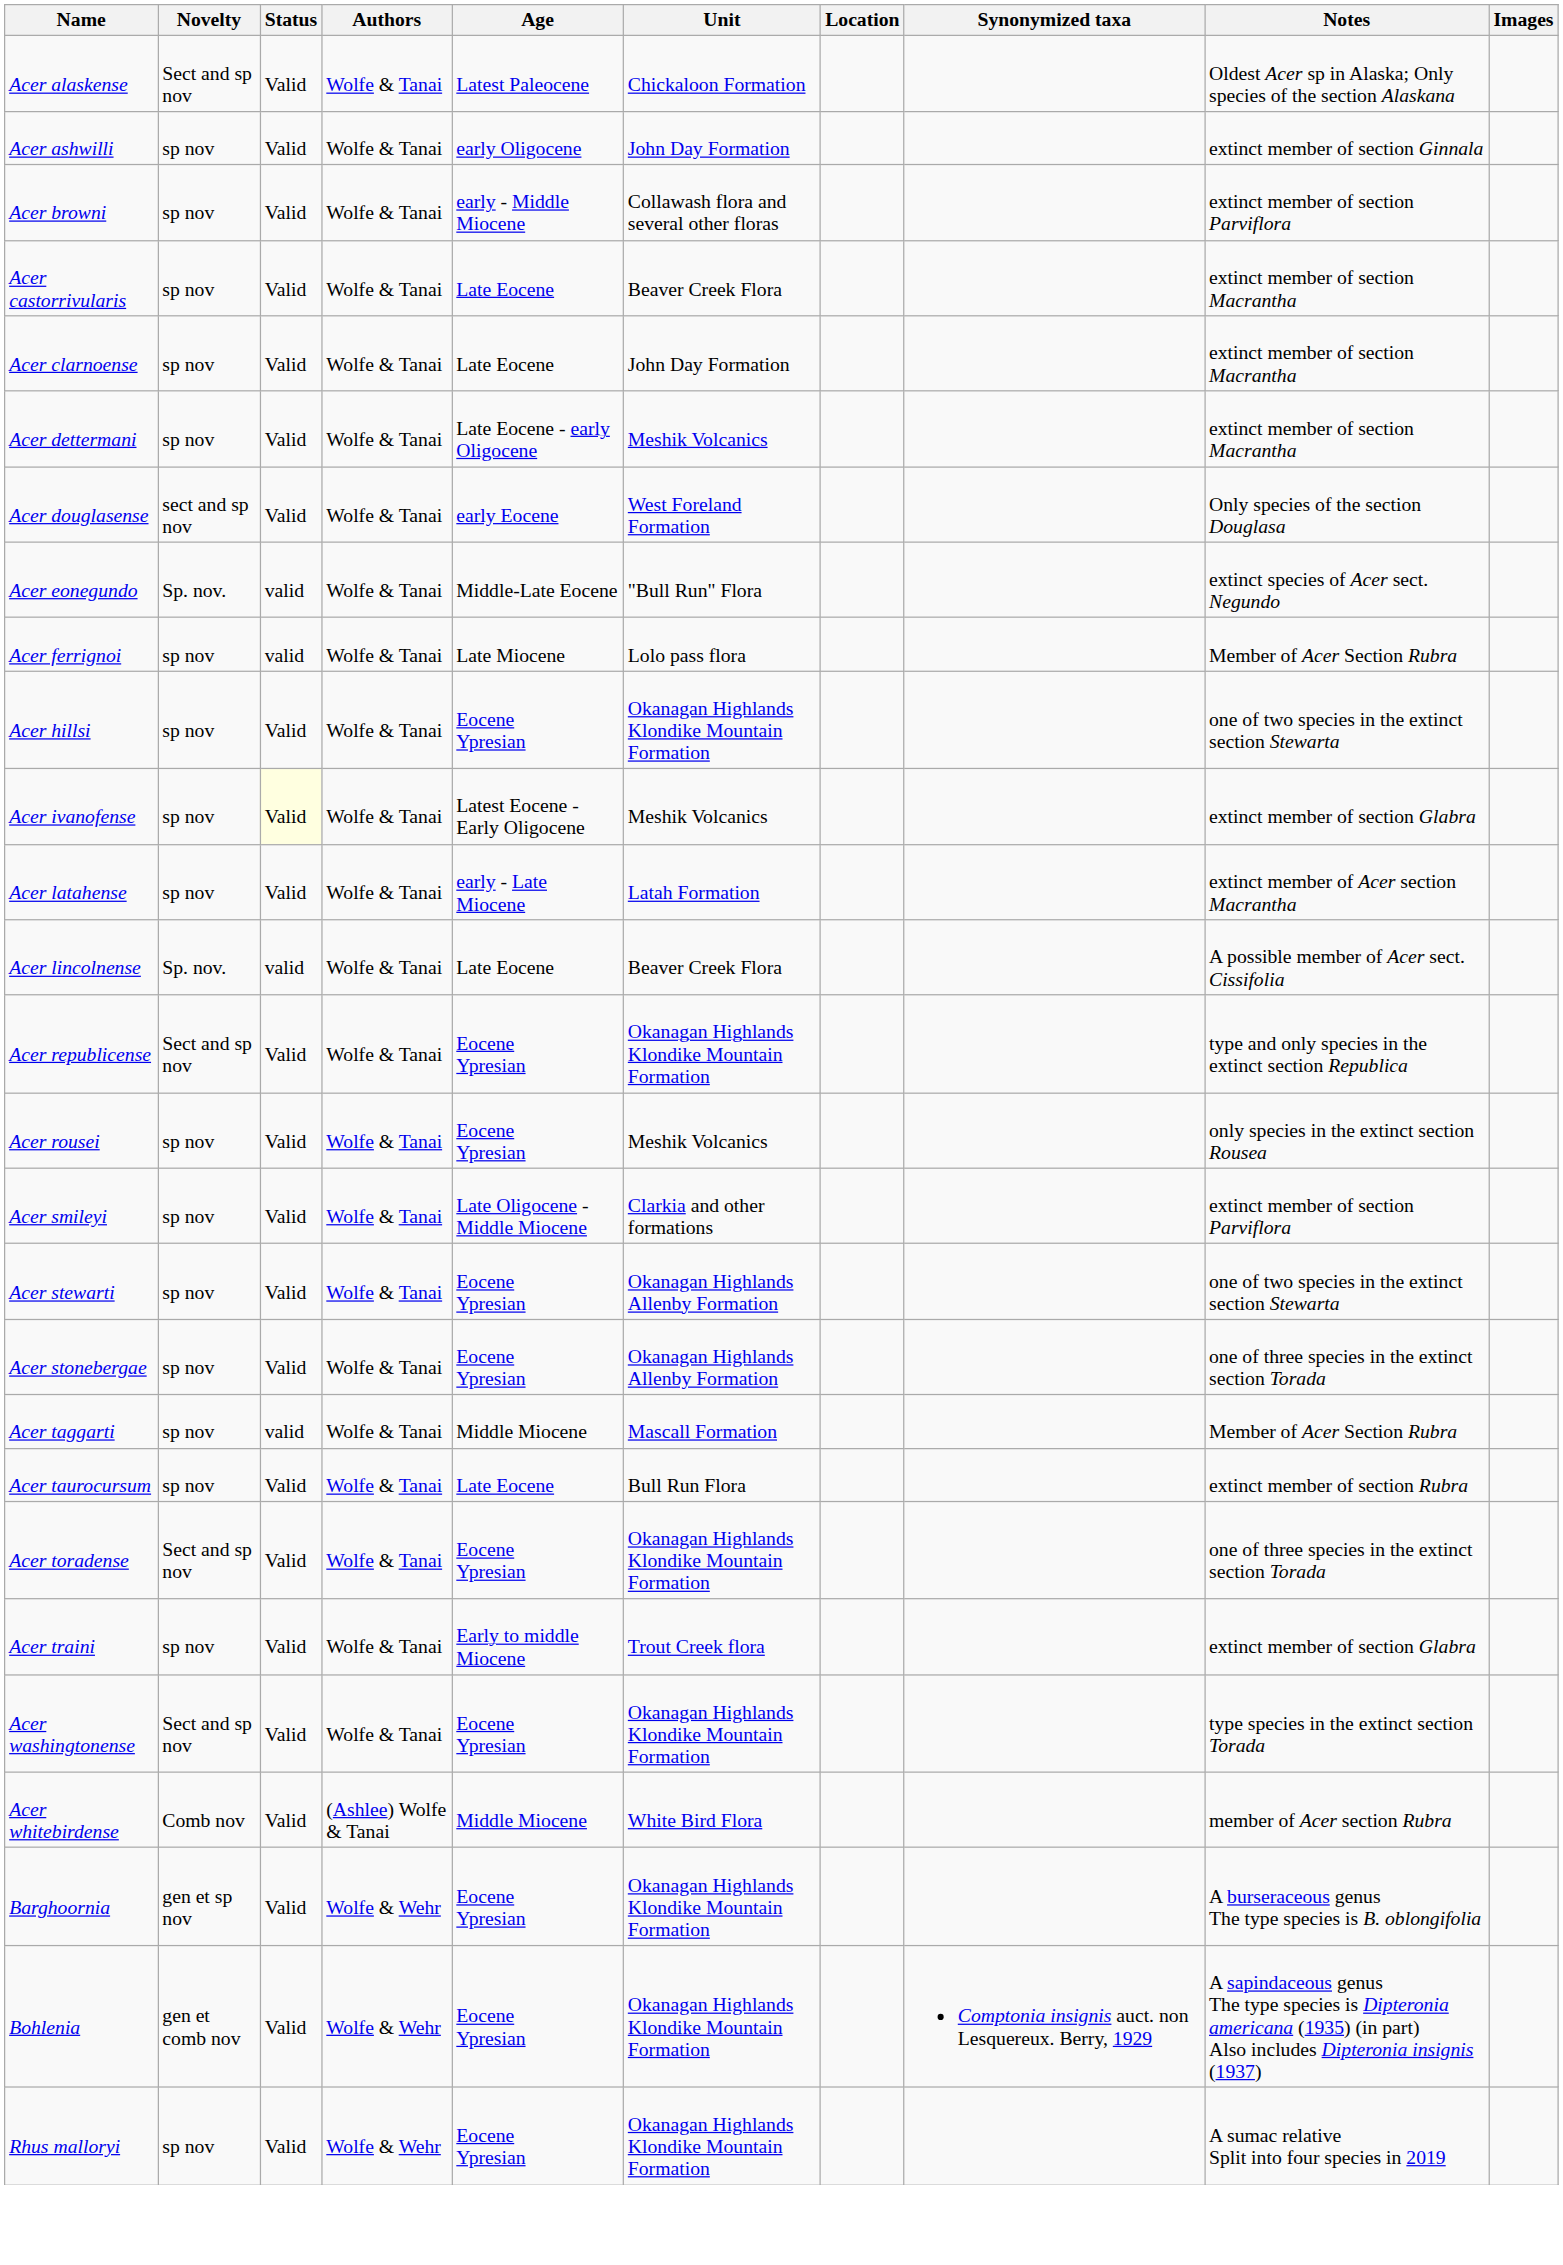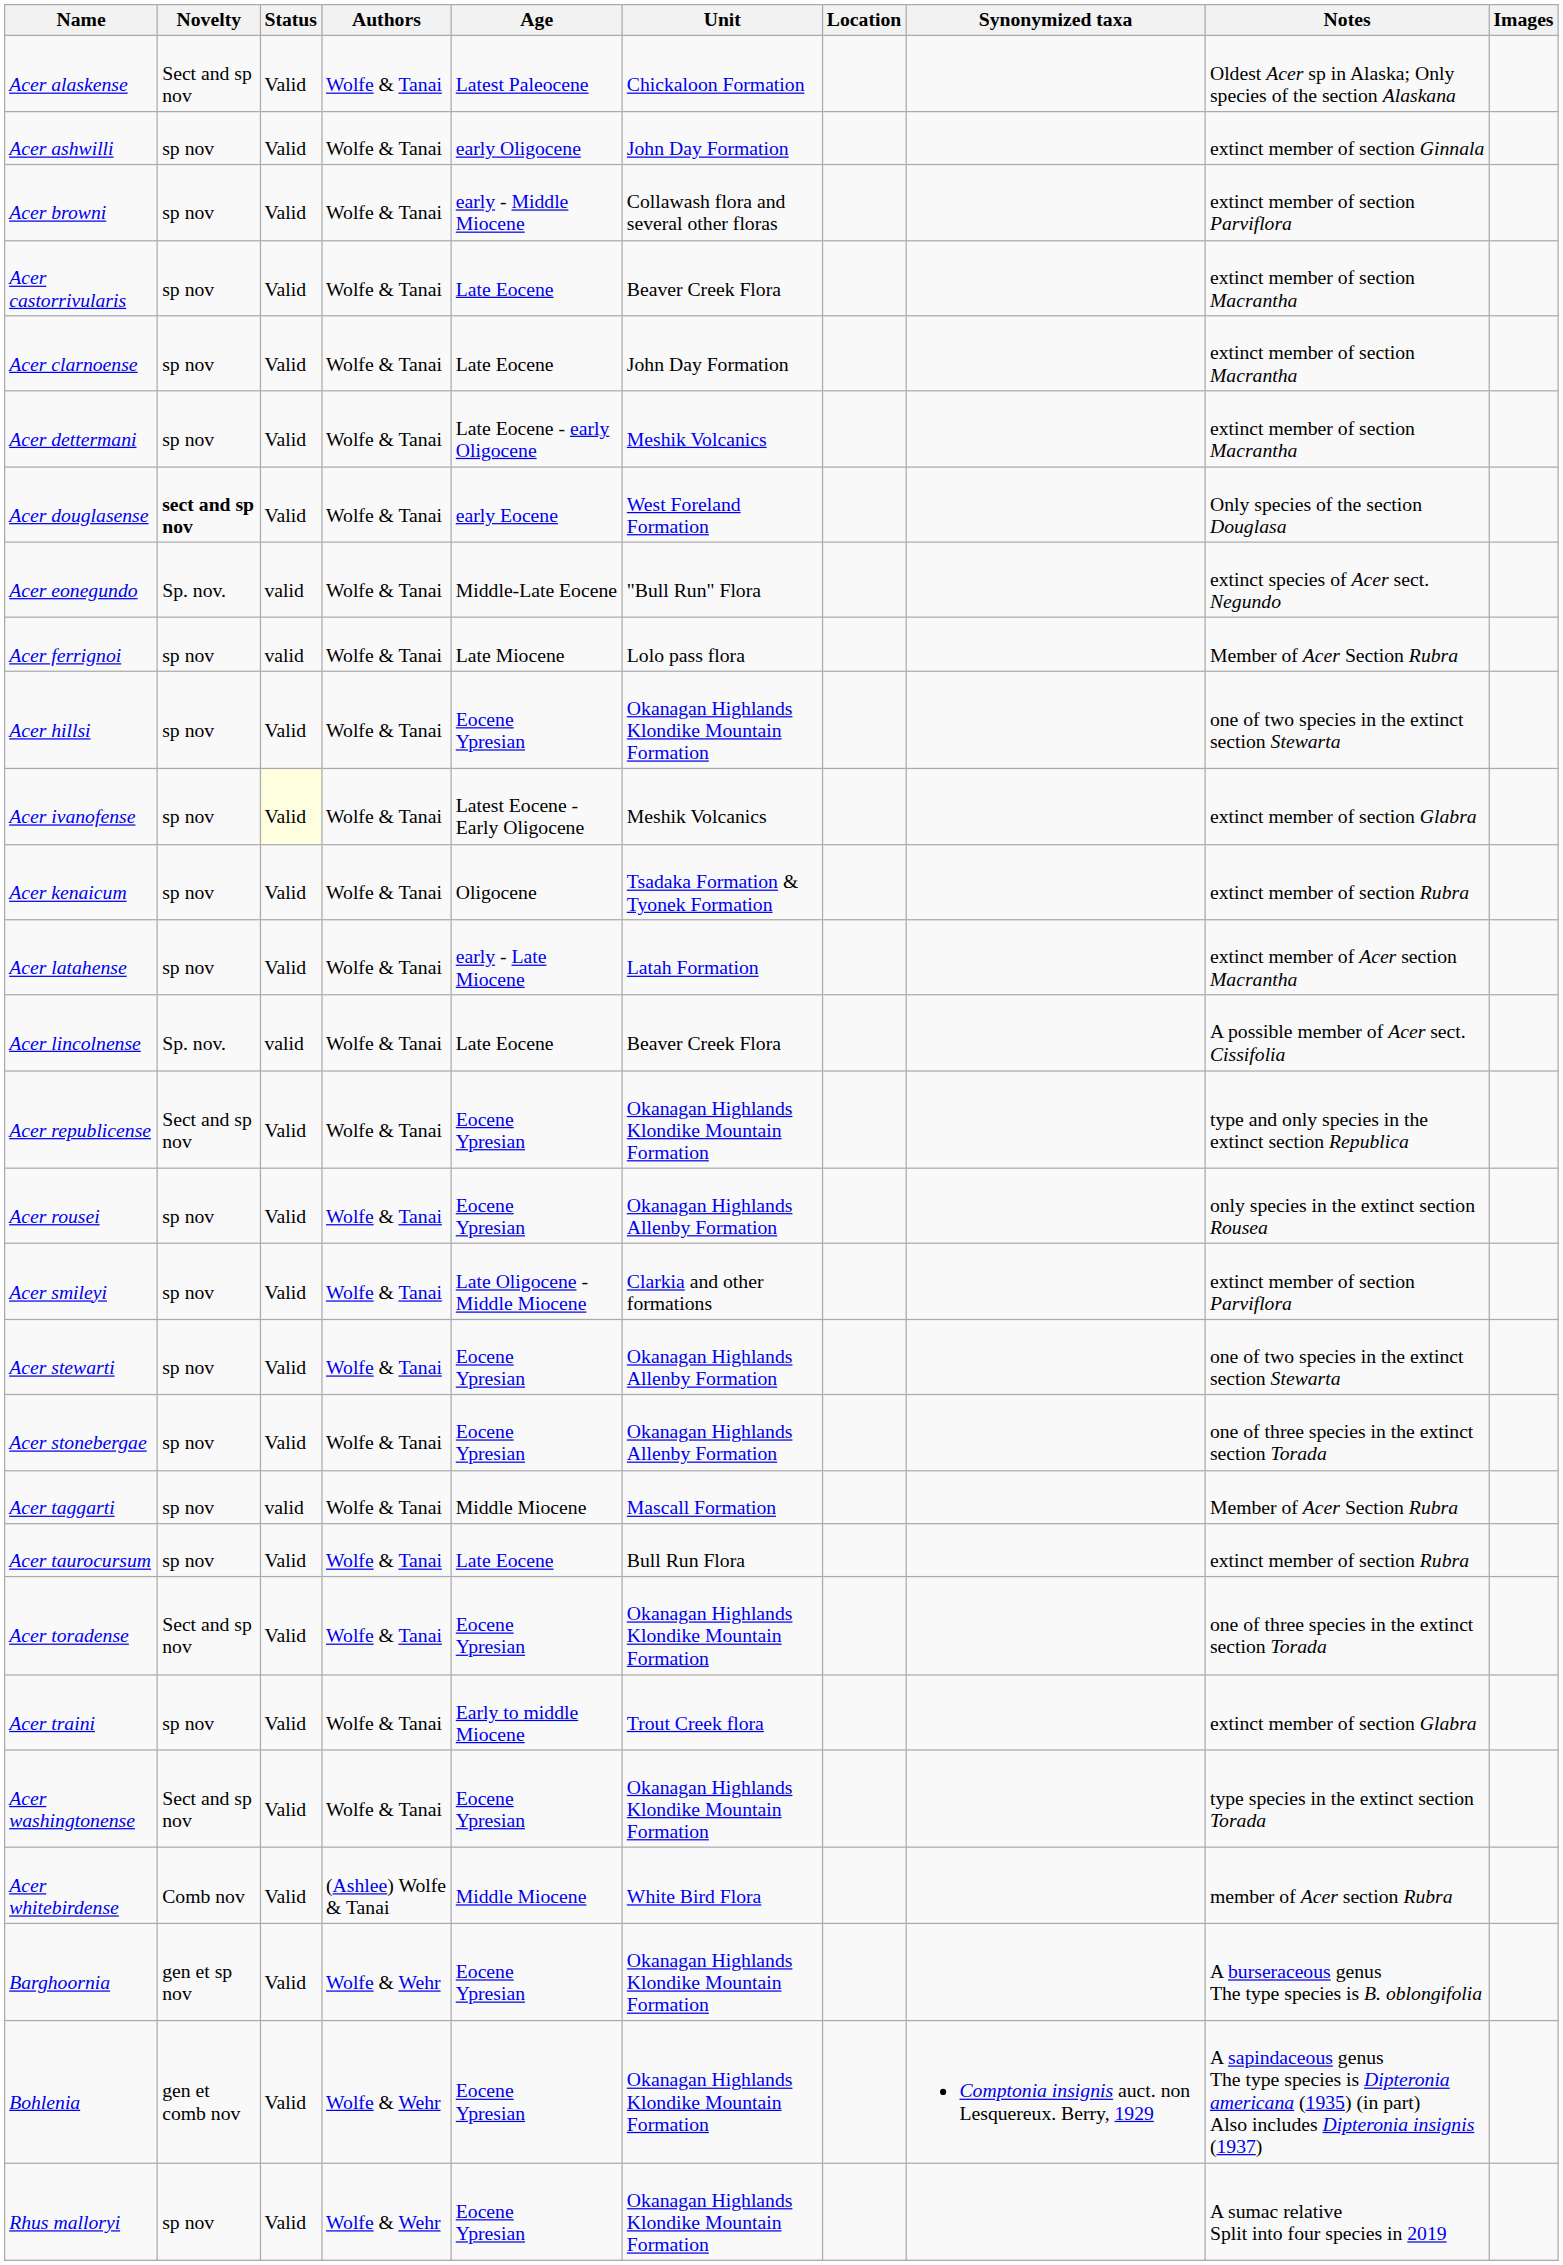(205, 515) normal -> (208, 515) bold
+ row: (68, 892)
(698, 1141) Meshik Volcanics -> (710, 1216) Okanagan Highlands Allenby Formation
